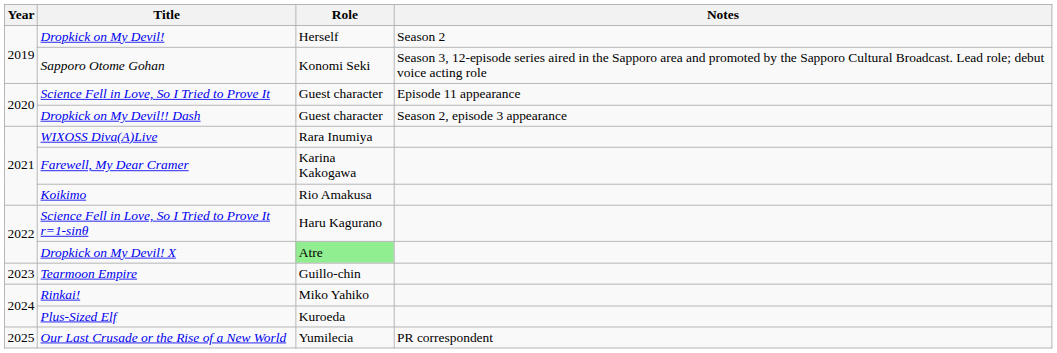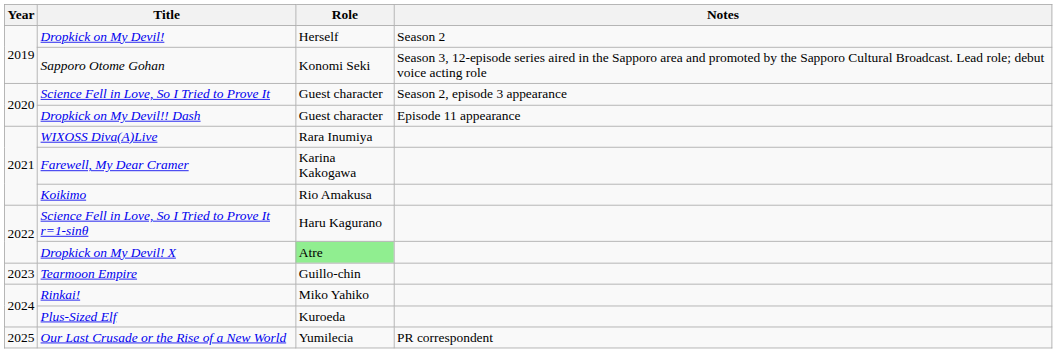(459, 94) Episode 11 appearance -> (482, 94) Season 2, episode 3 appearance
(482, 115) Season 2, episode 3 appearance -> (459, 115) Episode 11 appearance
